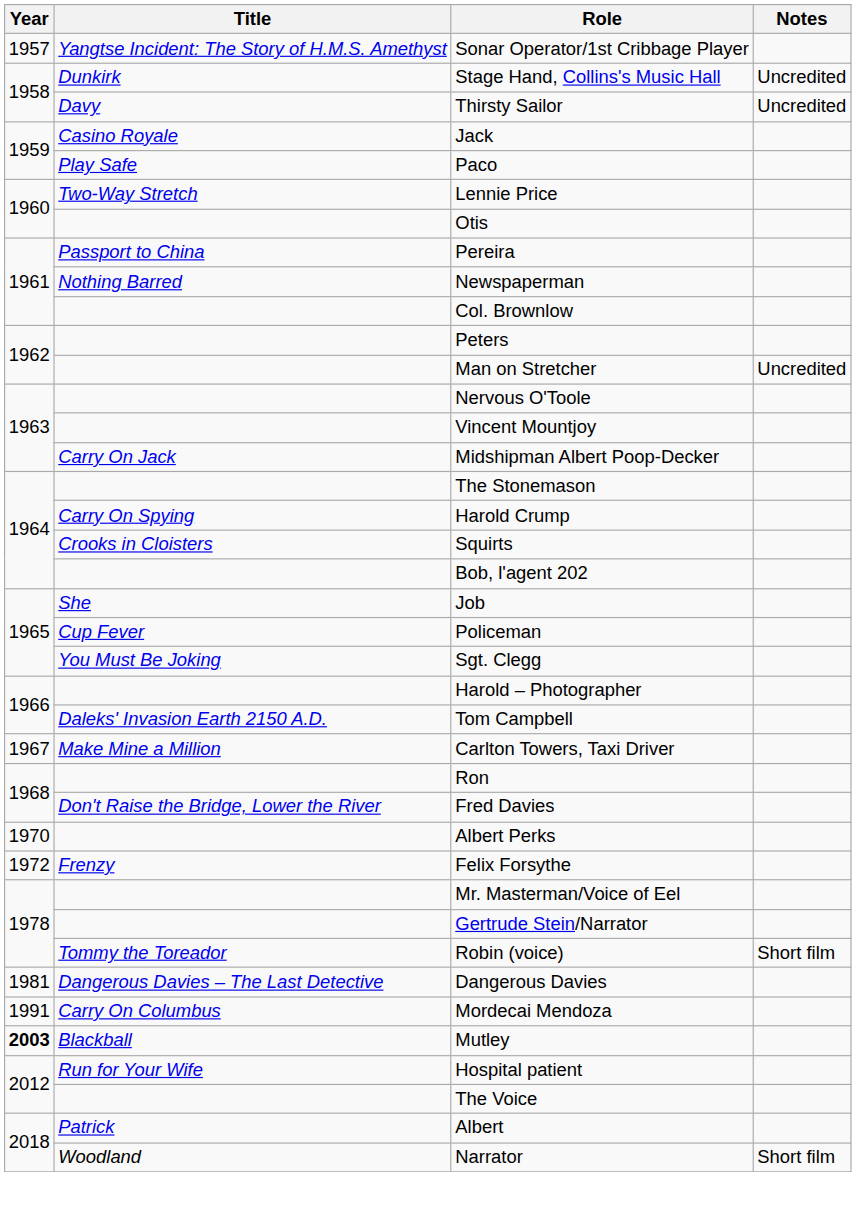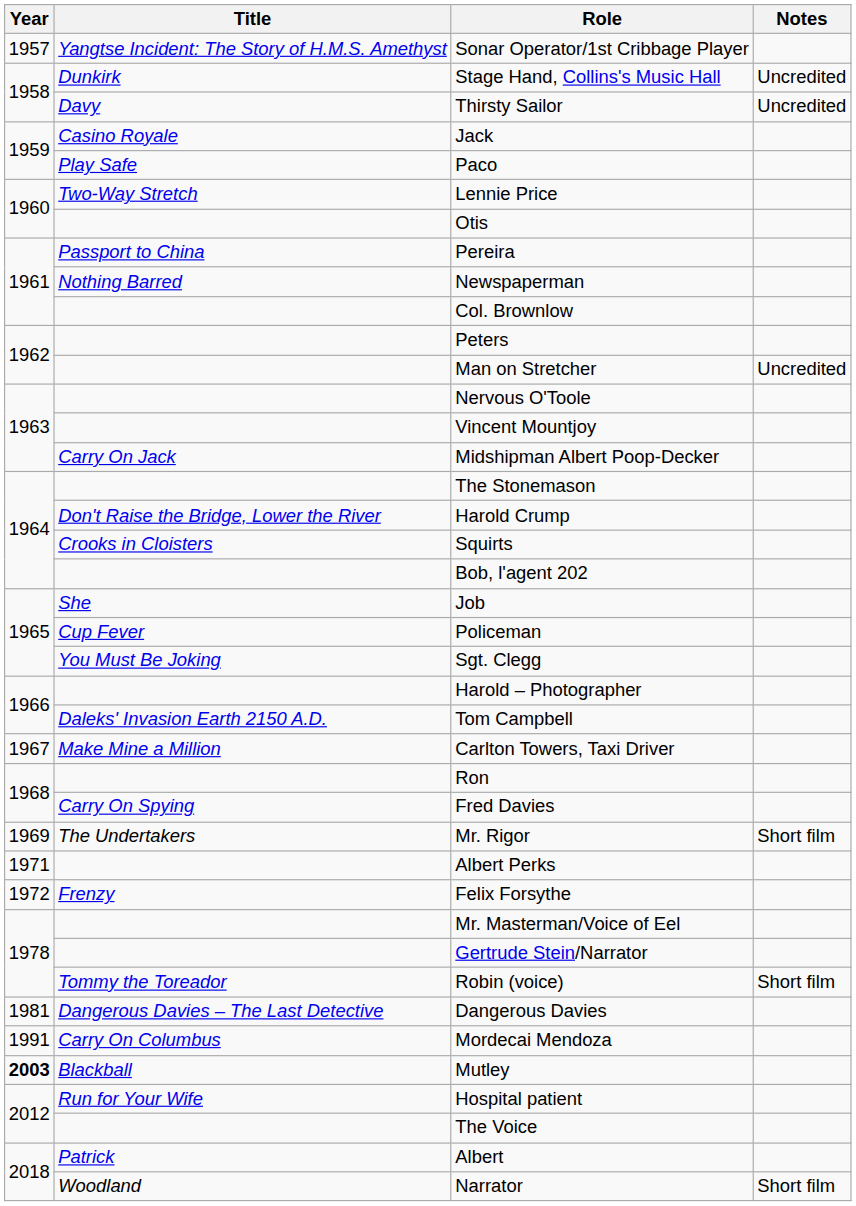(126, 515) Carry On Spying -> (220, 515) Don't Raise the Bridge, Lower the River
(220, 806) Don't Raise the Bridge, Lower the River -> (126, 806) Carry On Spying
+ row: (493, 836)
(29, 836) 1970 -> (29, 865) 1971
